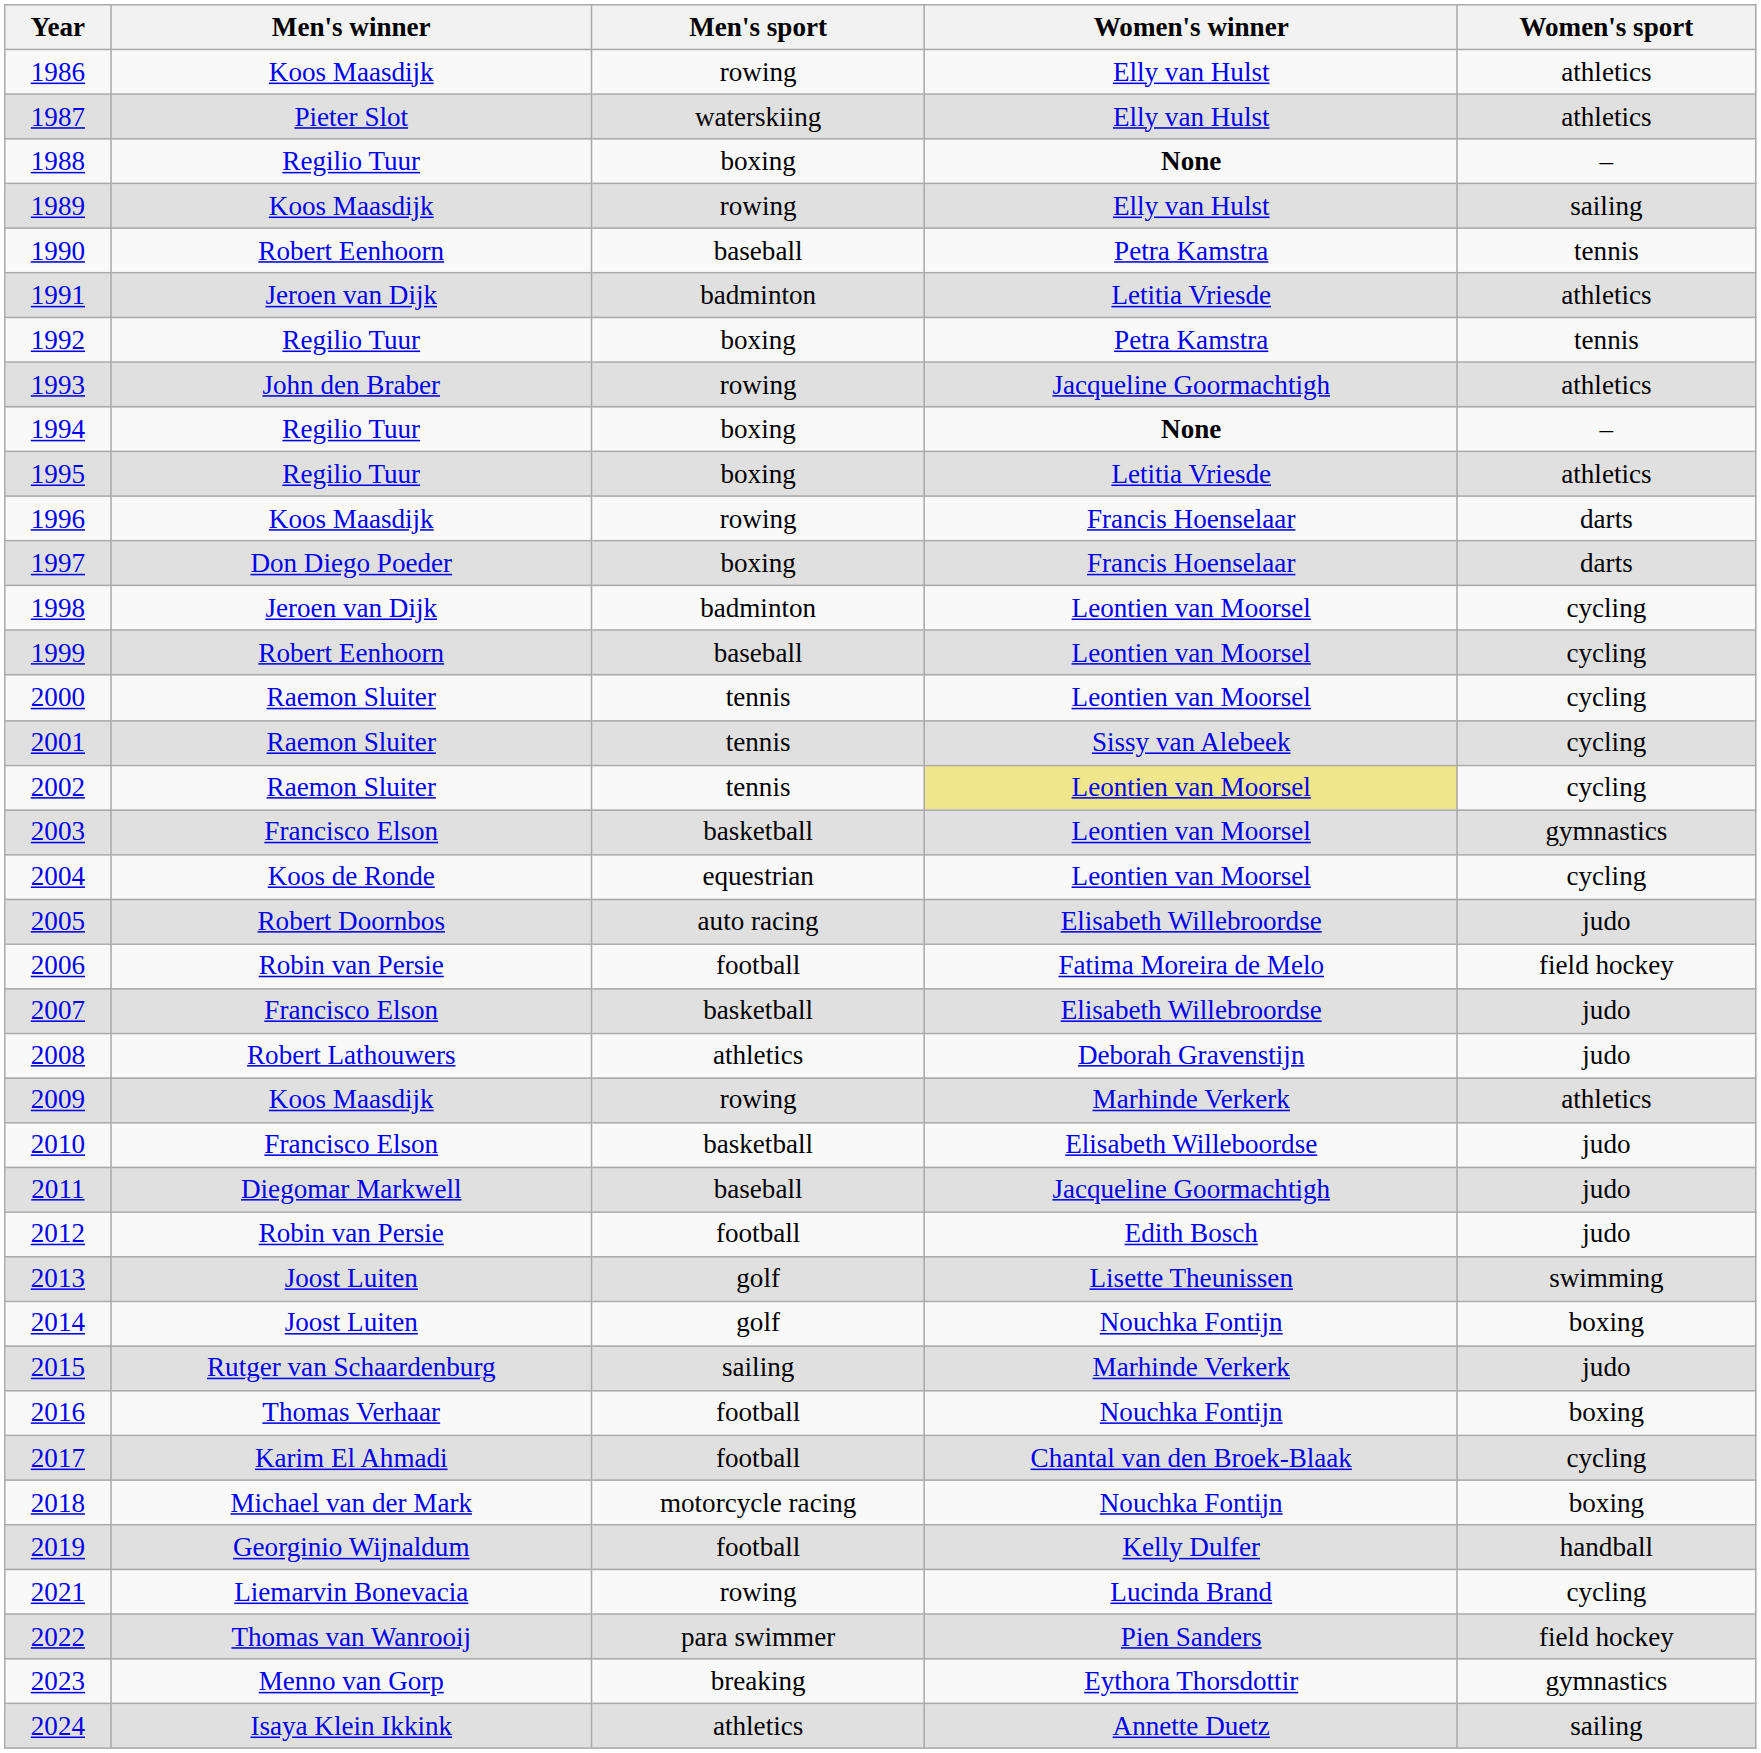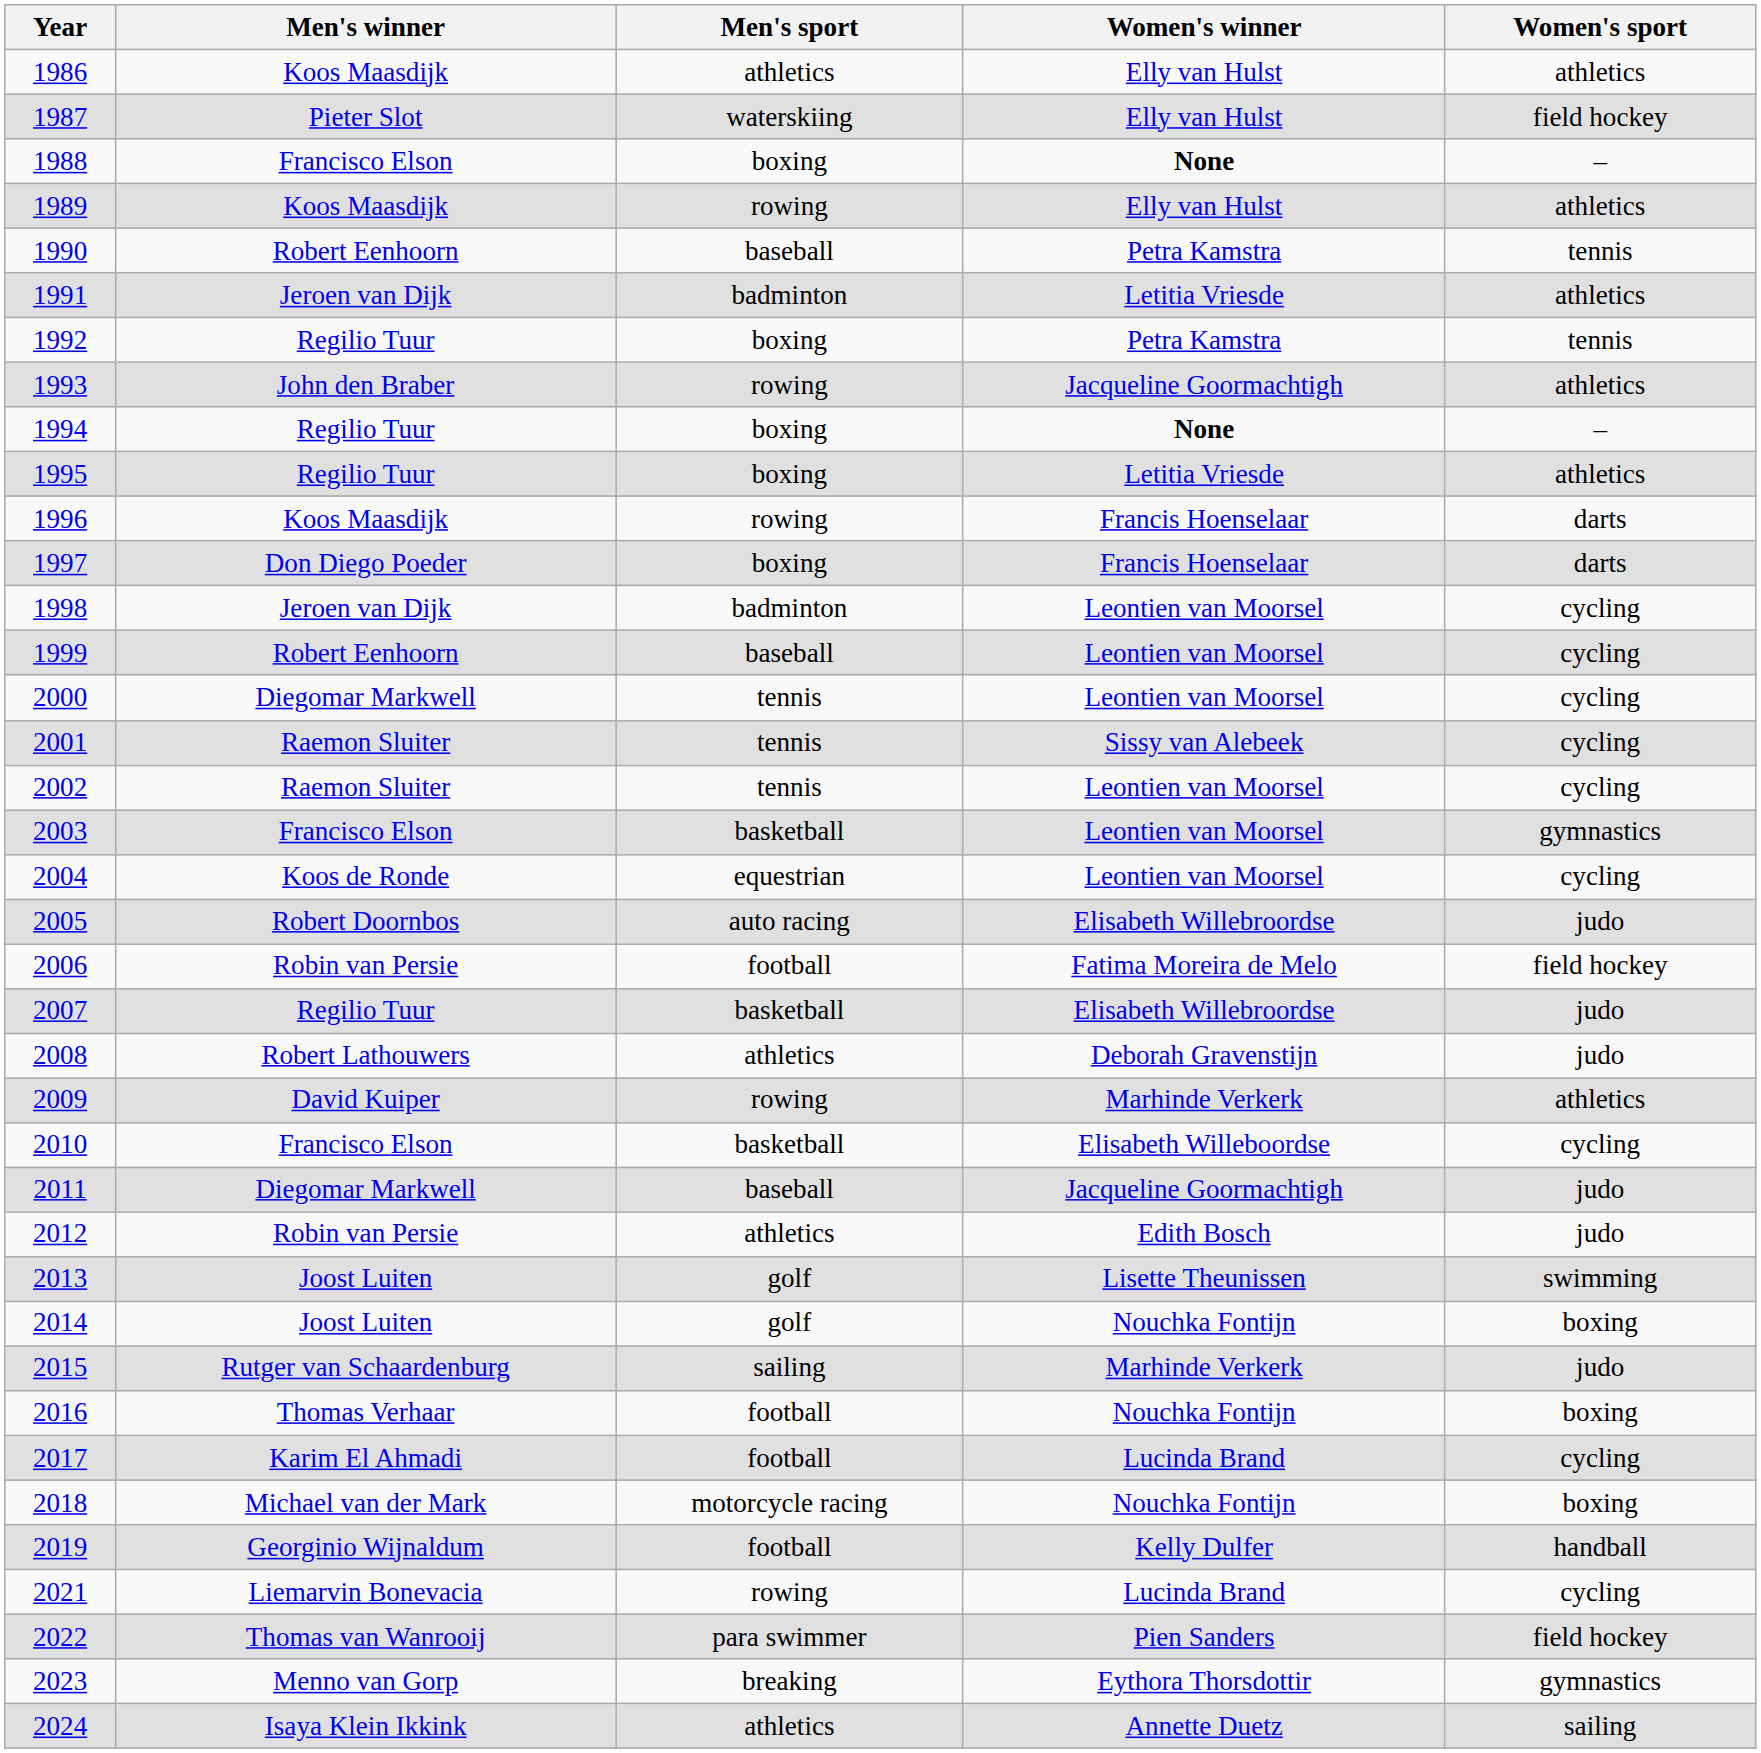(758, 71) rowing -> (789, 71) athletics
(1606, 115) athletics -> (1600, 115) field hockey
(351, 160) Regilio Tuur -> (366, 160) Francisco Elson
(1606, 205) sailing -> (1600, 205) athletics
(351, 697) Raemon Sluiter -> (366, 697) Diegomar Markwell
(1191, 786) khaki background -> (1204, 786) no background
(351, 1010) Francisco Elson -> (366, 1010) Regilio Tuur
(351, 1099) Koos Maasdijk -> (366, 1099) David Kuiper
(1606, 1144) judo -> (1600, 1144) cycling
(758, 1233) football -> (789, 1233) athletics
(1191, 1457) Chantal van den Broek-Blaak -> (1204, 1457) Lucinda Brand
